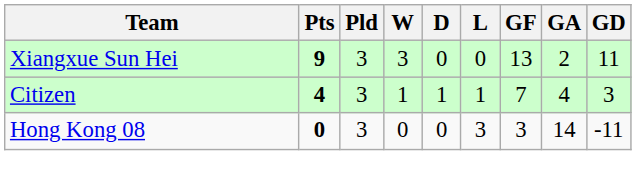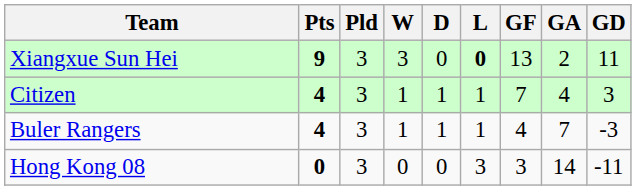(480, 58) normal -> (480, 58) bold
+ row: (75, 130)
